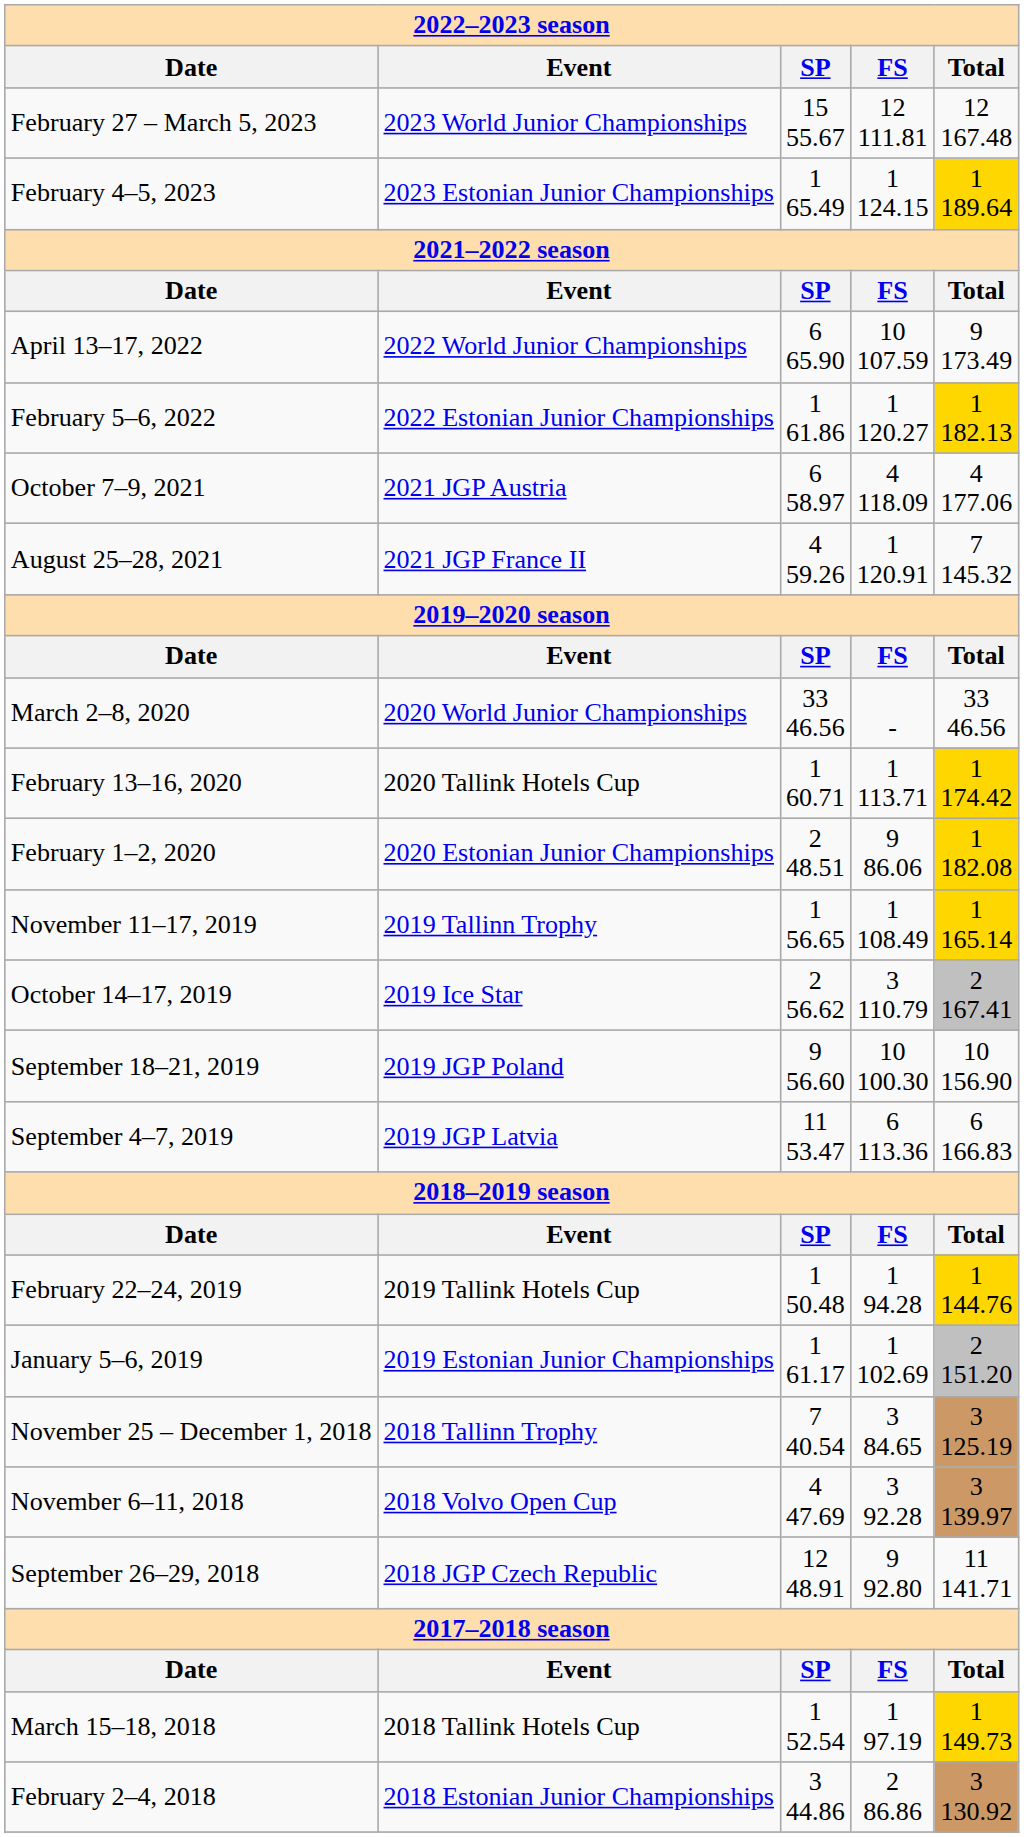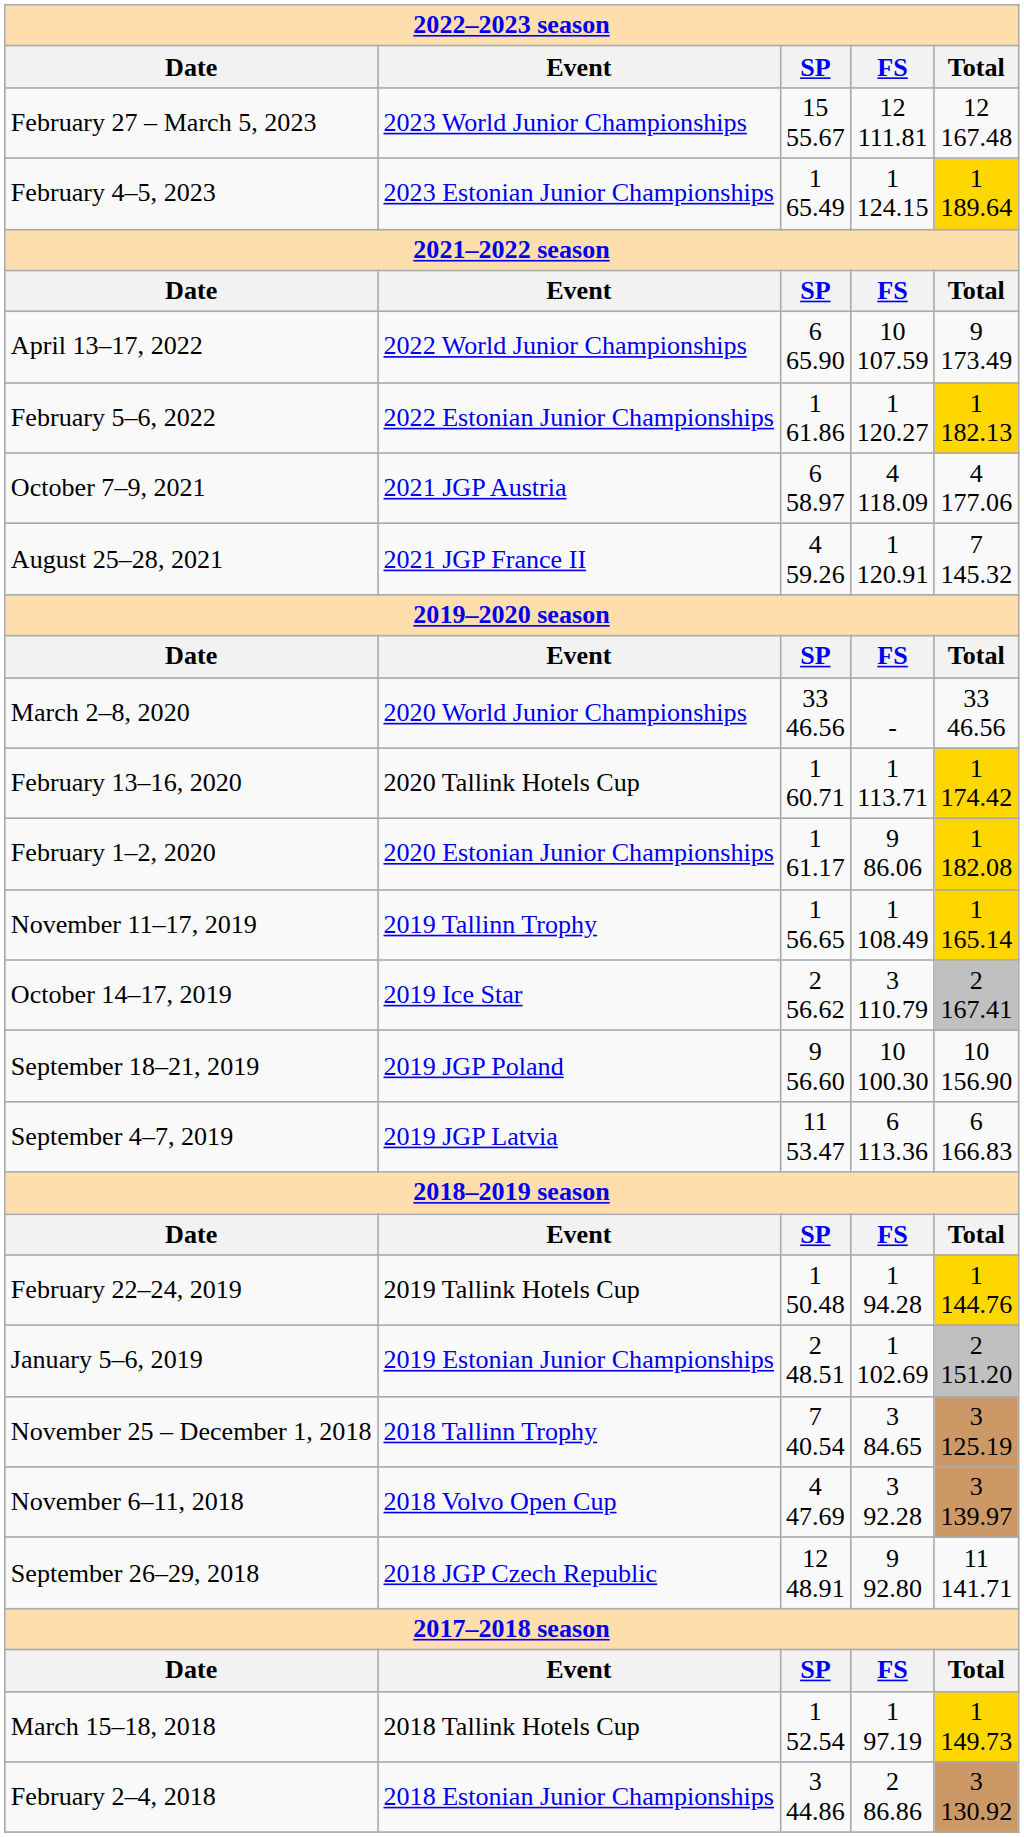(815, 853) 2 48.51 -> (815, 853) 1 61.17
(815, 1360) 1 61.17 -> (815, 1360) 2 48.51
